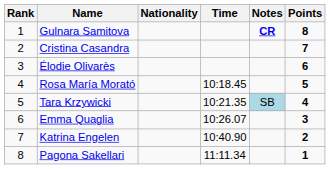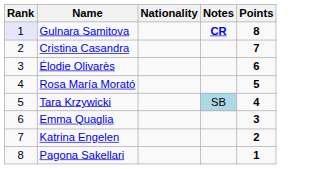- column: (225, 13)
(21, 31) no background -> (21, 31) lavender background
